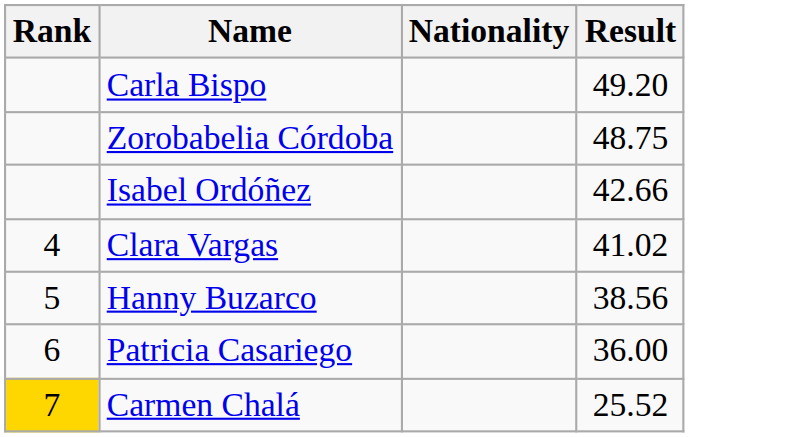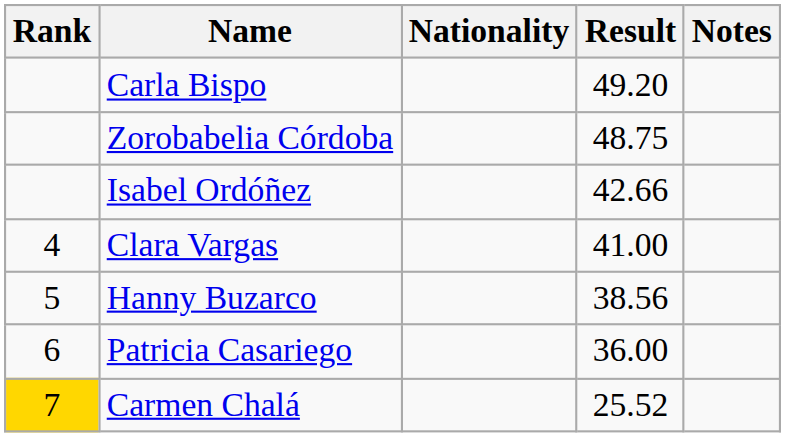+ column: (732, 31)
(630, 244) 41.02 -> (630, 244) 41.00
